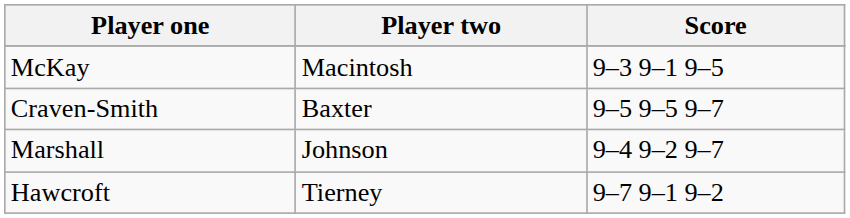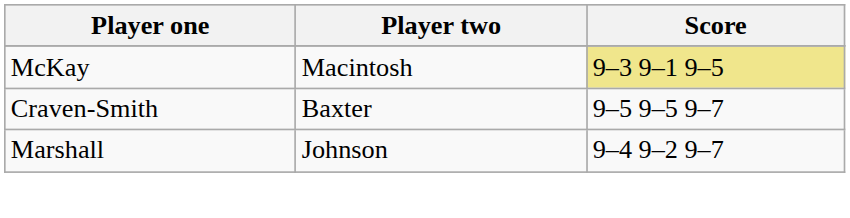(658, 66) no background -> (658, 66) khaki background
- row: (60, 191)
